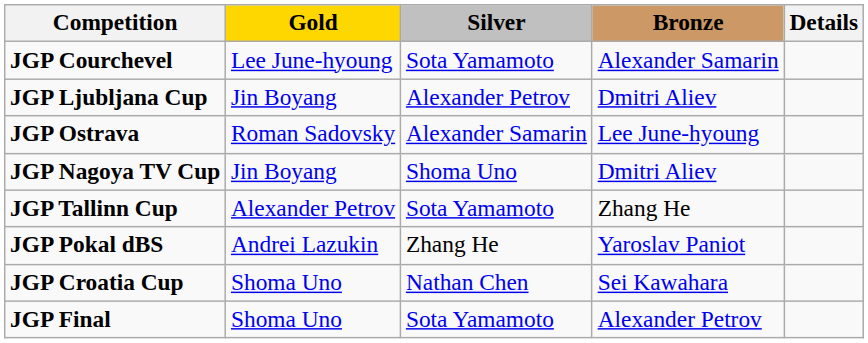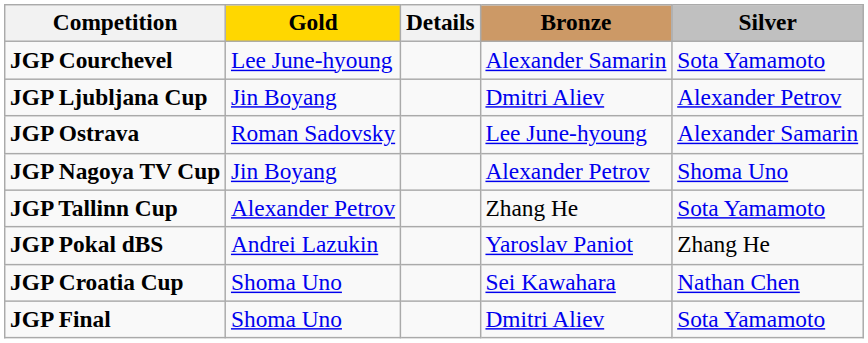columns swapped: (496, 23) <-> (824, 23)
(657, 171) Dmitri Aliev -> (568, 171) Alexander Petrov
(680, 319) Alexander Petrov -> (545, 319) Dmitri Aliev
